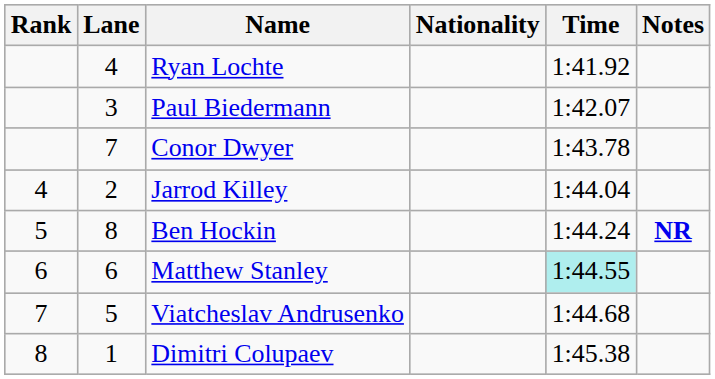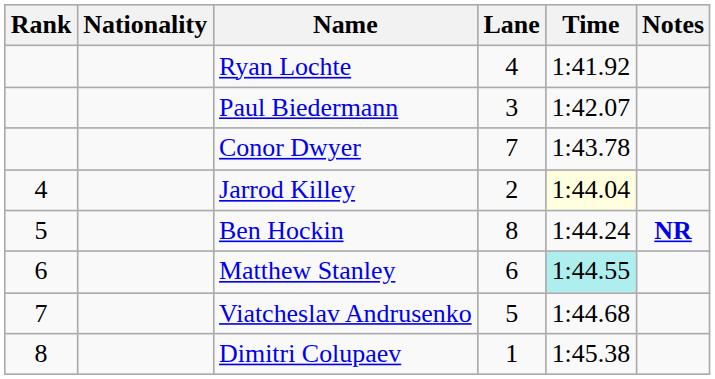columns swapped: (111, 25) <-> (478, 25)
(591, 189) no background -> (591, 189) lightyellow background
